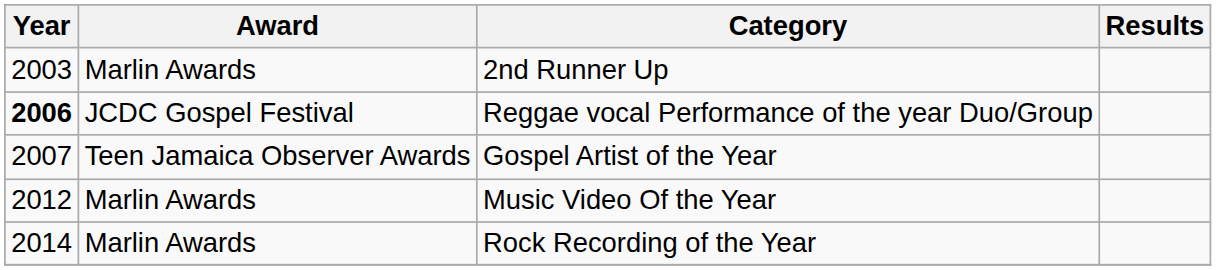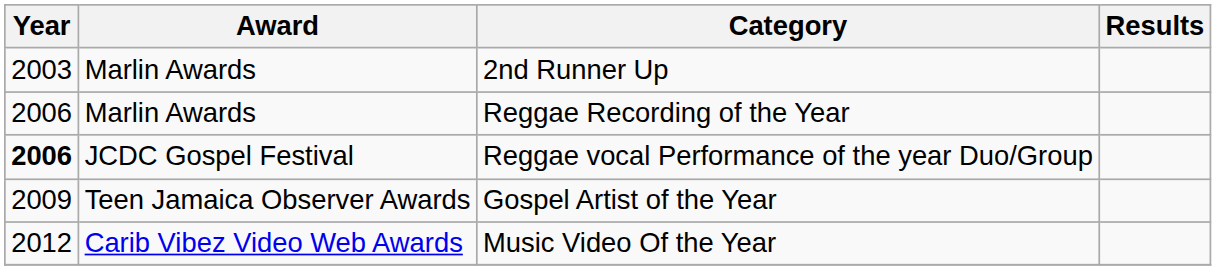+ row: (666, 112)
(42, 156) 2007 -> (42, 199) 2009
(170, 199) Marlin Awards -> (274, 243) Carib Vibez Video Web Awards
- row: (650, 243)
